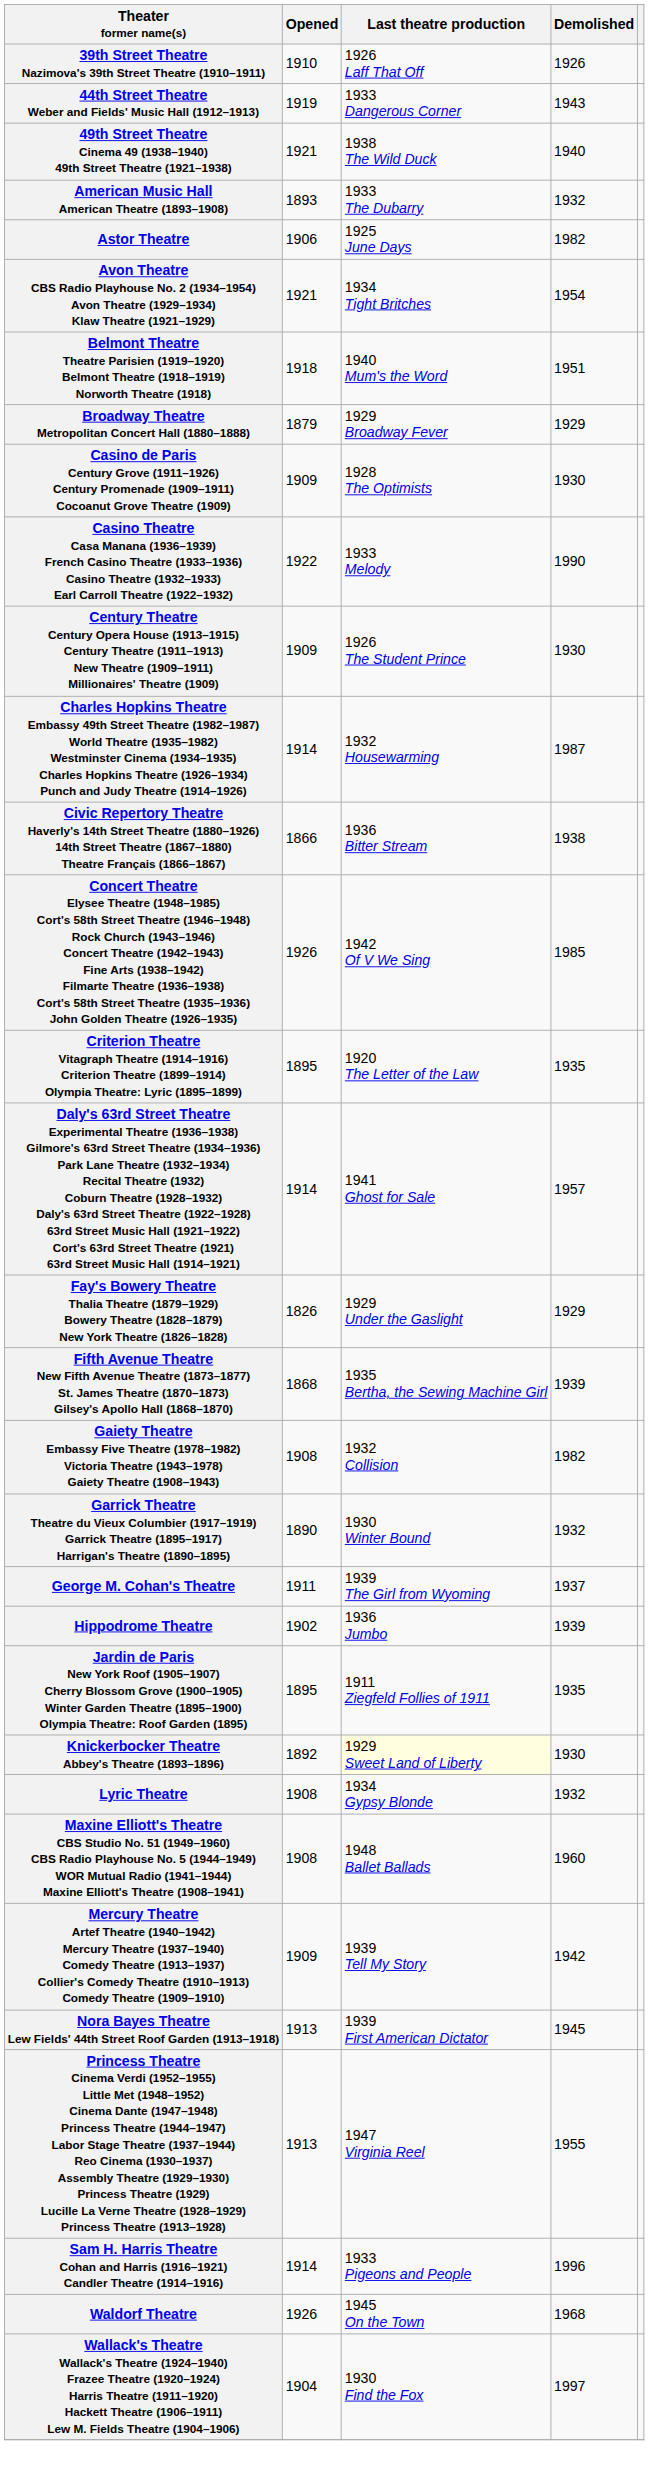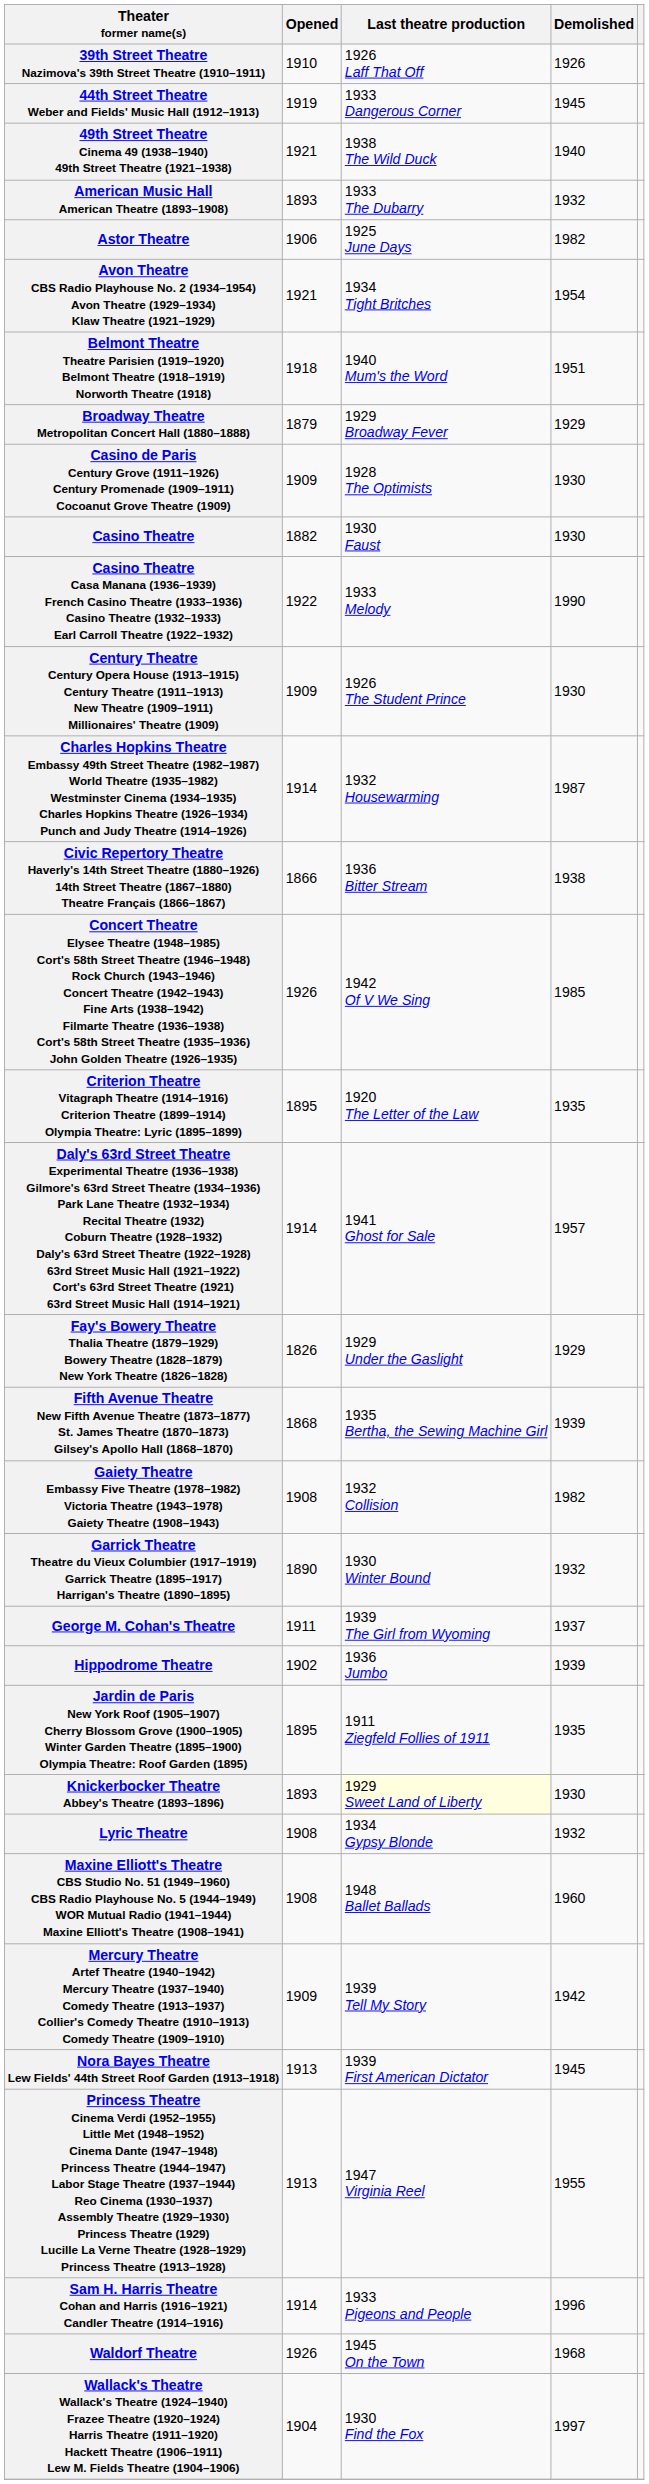(570, 104) 1943 -> (570, 104) 1945
+ row: (143, 537)
(301, 1755) 1892 -> (301, 1794) 1893
